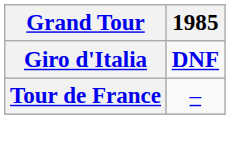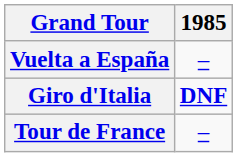+ row: (90, 59)
